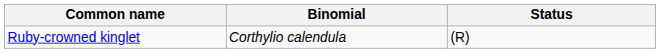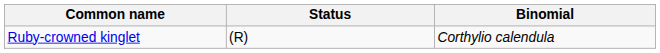columns swapped: (337, 15) <-> (552, 15)
